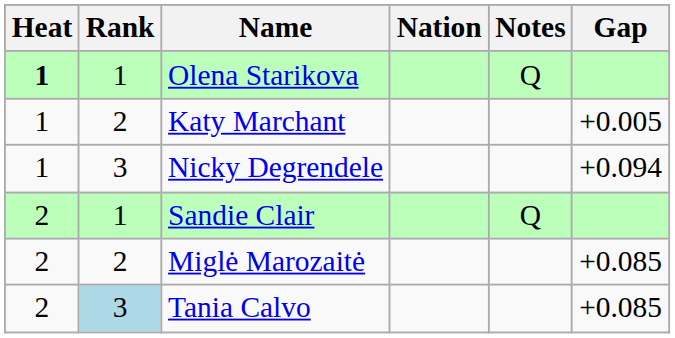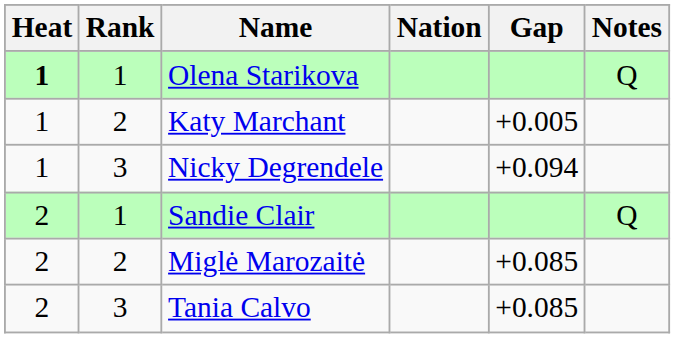columns swapped: (621, 27) <-> (530, 27)
(120, 307) lightblue background -> (120, 307) no background
